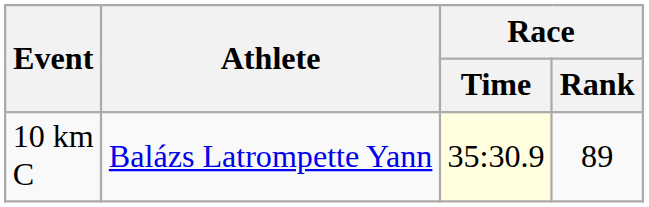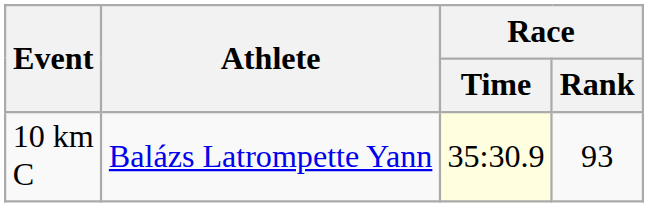(597, 156) 89 -> (597, 156) 93
